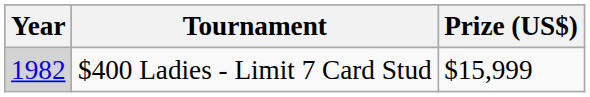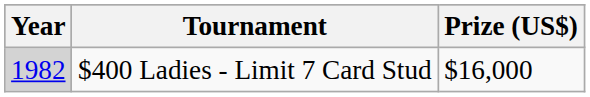(488, 69) $15,999 -> (488, 69) $16,000
